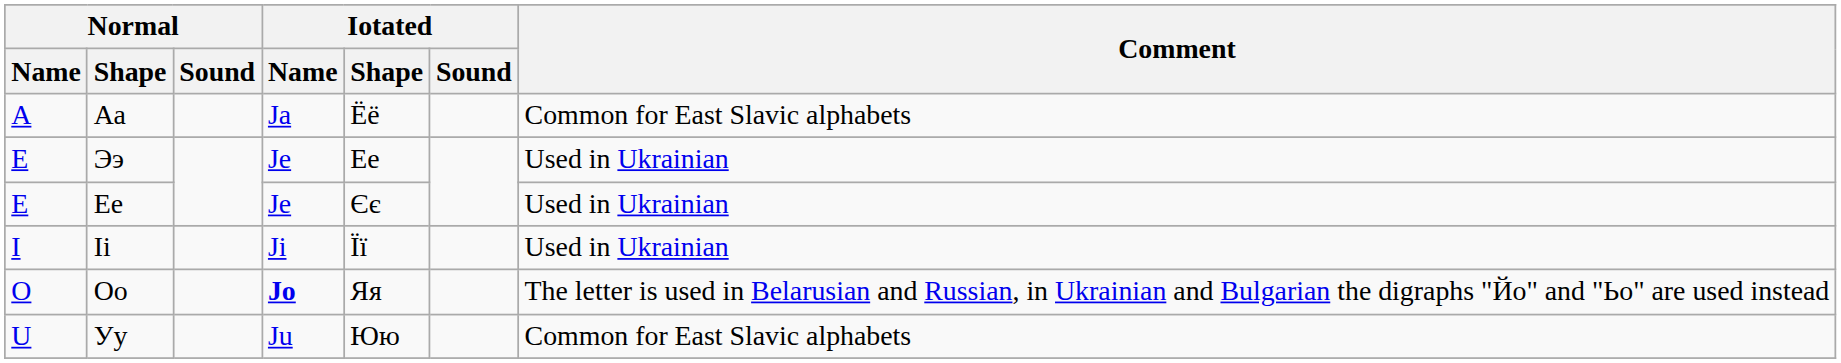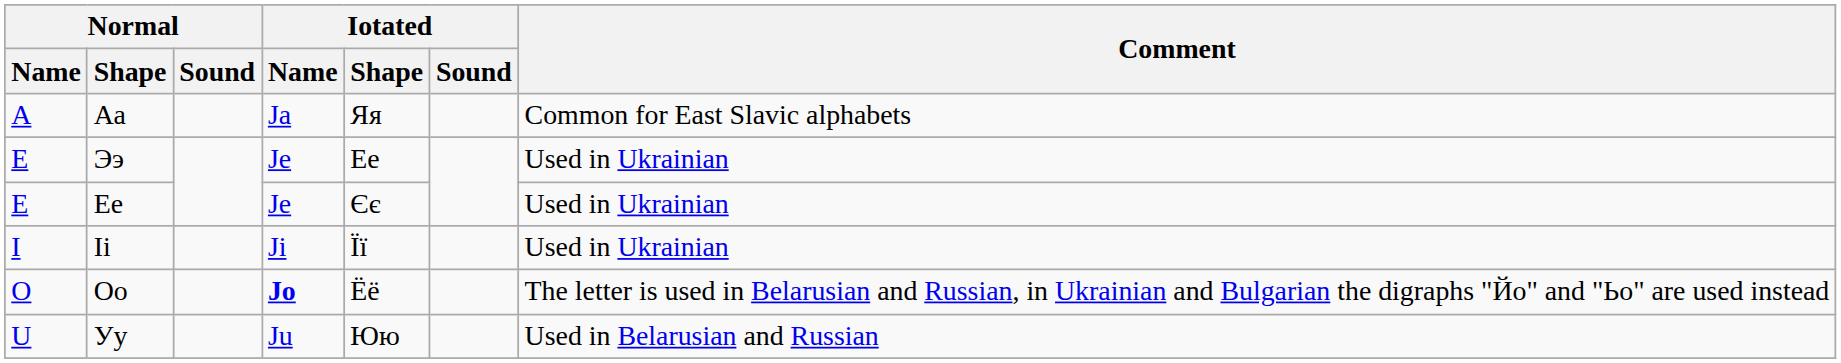(365, 114) Ёё -> (366, 114) Яя
(366, 291) Яя -> (365, 291) Ёё
(718, 335) Common for East Slavic alphabets -> (702, 335) Used in Belarusian and Russian
